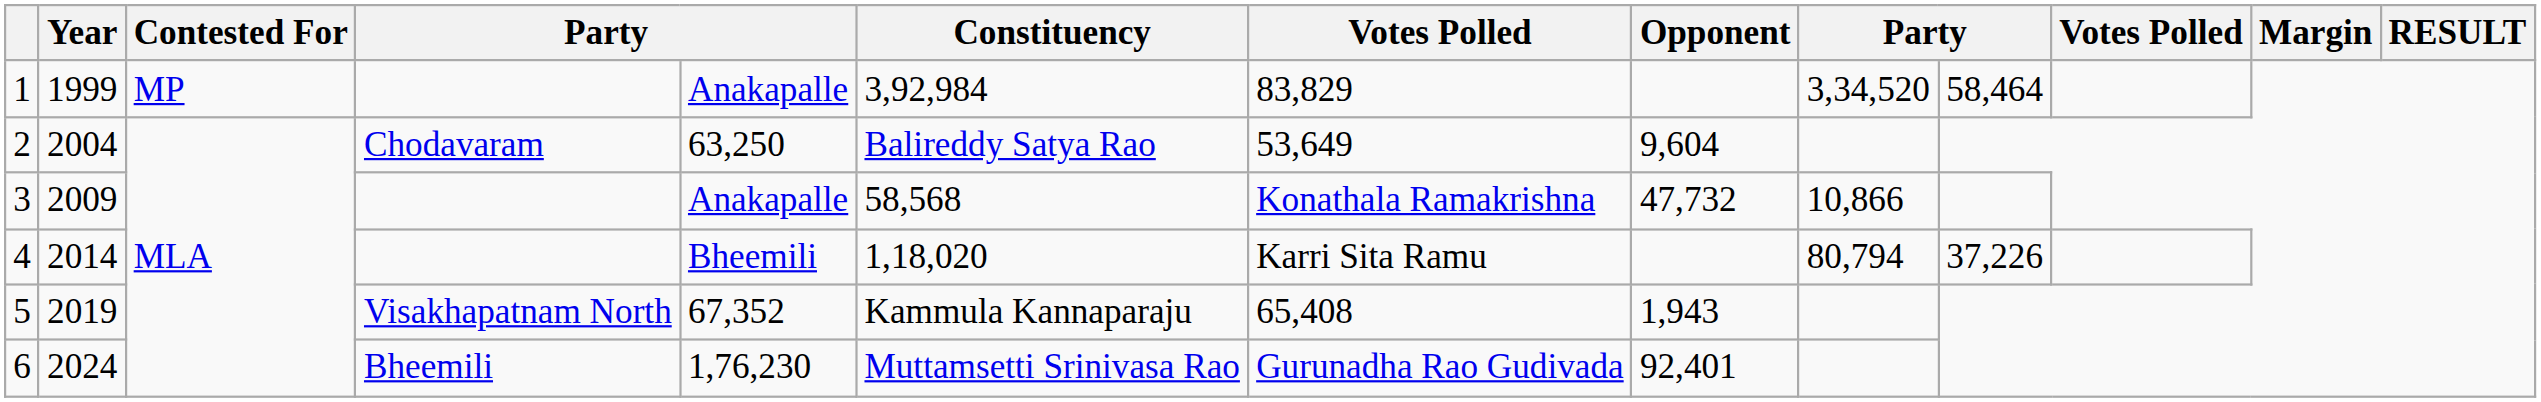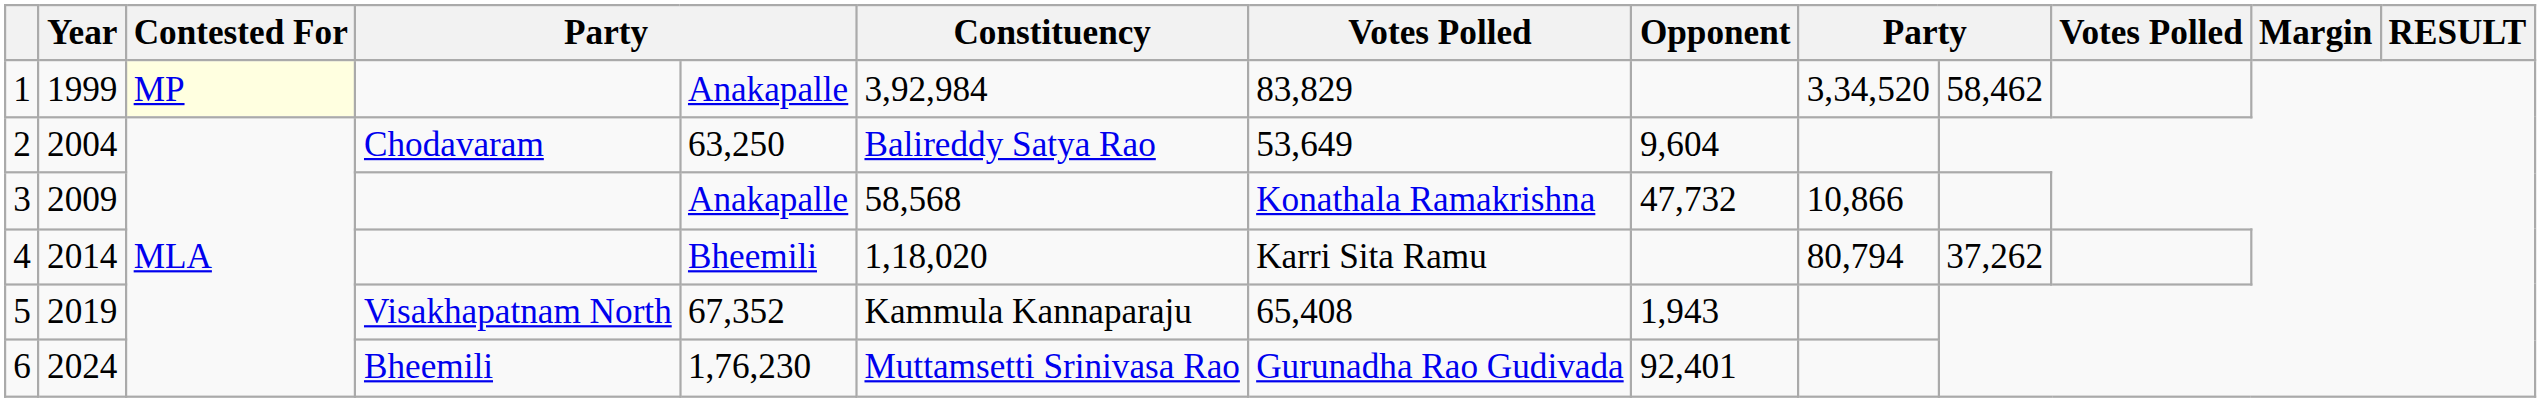(159, 88) no background -> (159, 88) lightyellow background
(1995, 88) 58,464 -> (1995, 88) 58,462
(1995, 255) 37,226 -> (1995, 255) 37,262
